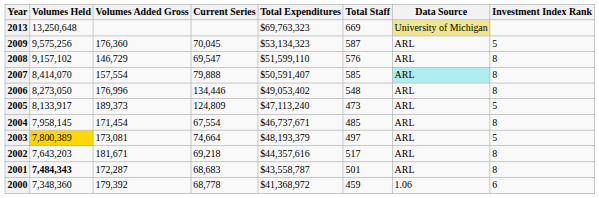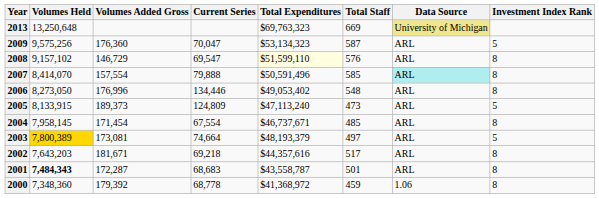(207, 43) 70,045 -> (207, 43) 70,047
(285, 59) no background -> (285, 59) lightyellow background
(285, 75) $50,591,407 -> (285, 75) $50,591,496
(52, 106) 8,133,917 -> (52, 106) 8,133,915
(495, 185) 6 -> (495, 185) 8
